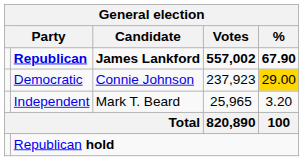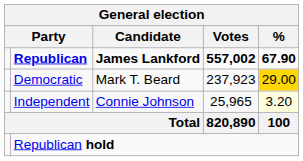(145, 79) Connie Johnson -> (138, 79) Mark T. Beard
(138, 101) Mark T. Beard -> (145, 101) Connie Johnson
(279, 101) no background -> (279, 101) lightyellow background
